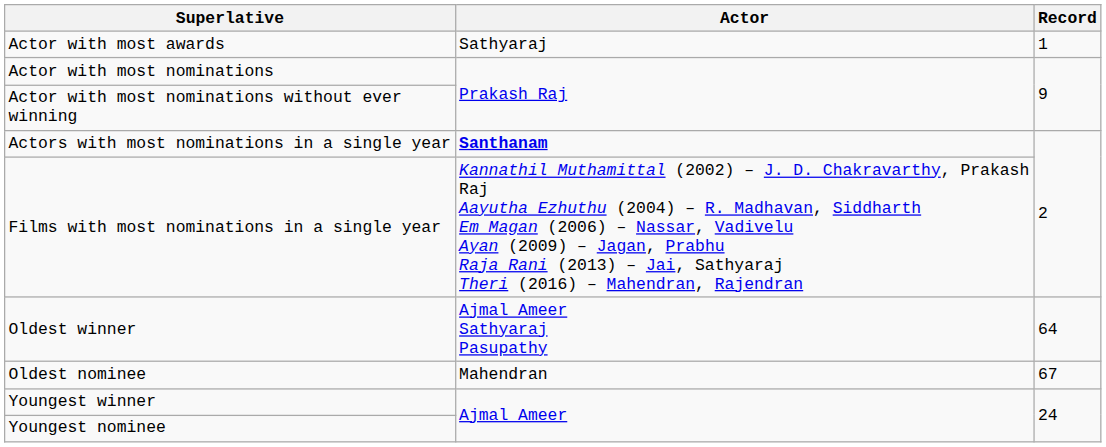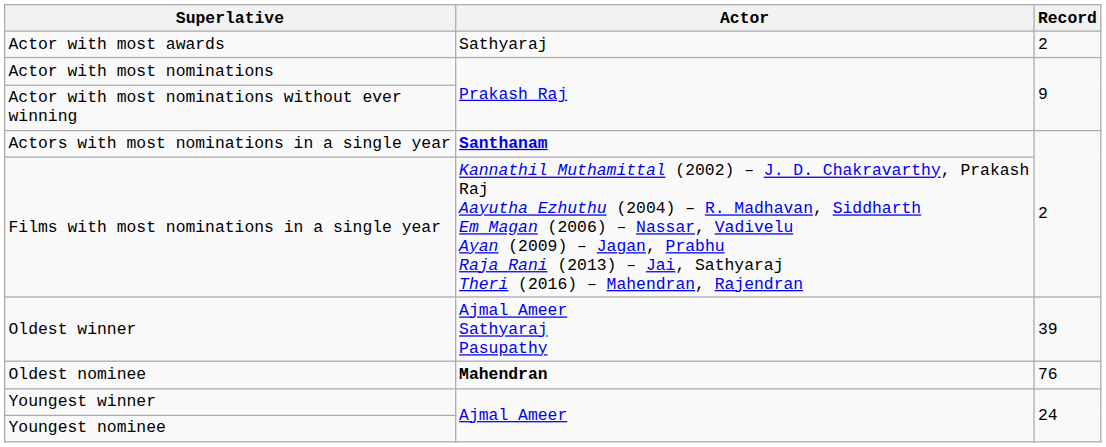(1043, 45) 1 -> (1043, 45) 2
(1048, 329) 64 -> (1048, 329) 39
(503, 375) normal -> (503, 375) bold
(1048, 375) 67 -> (1048, 375) 76
